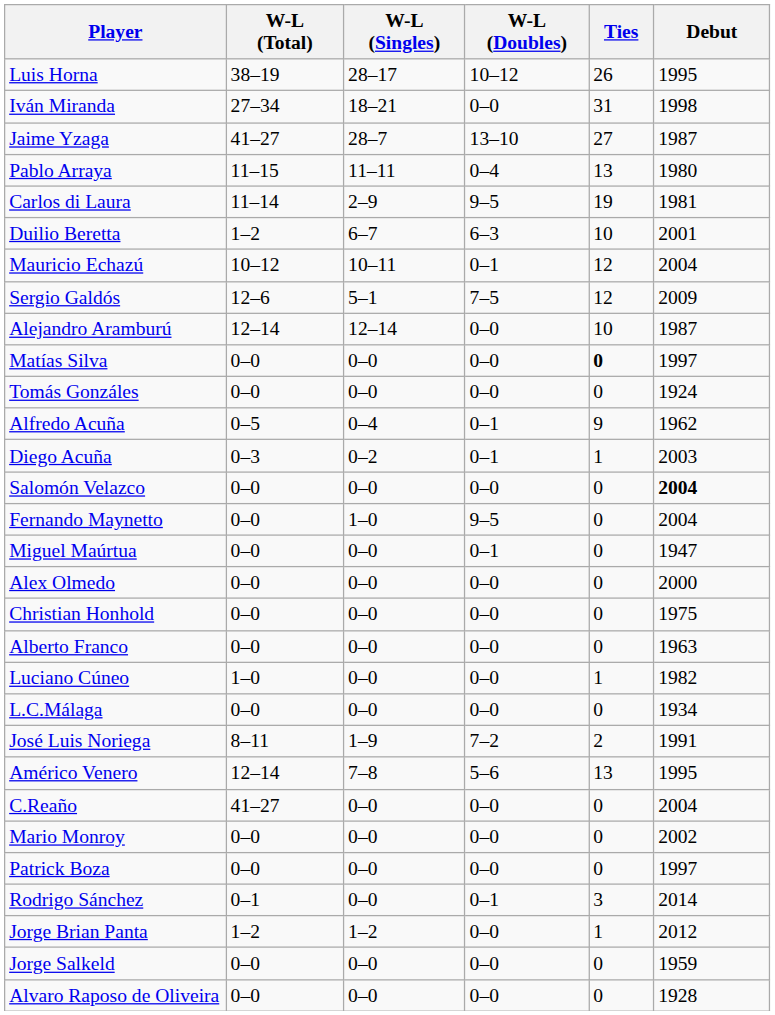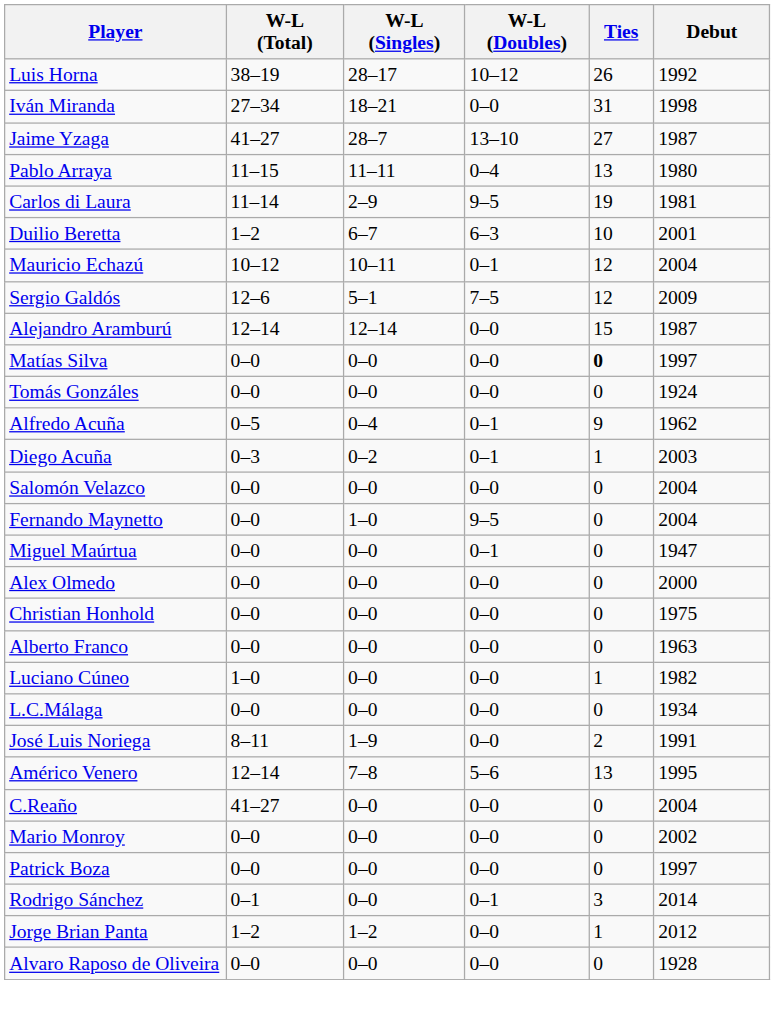(678, 74) 1995 -> (678, 74) 1992
(603, 328) 10 -> (603, 328) 15
(678, 486) bold -> (678, 486) normal
(484, 740) 7–2 -> (484, 740) 0–0
- row: (62, 962)
